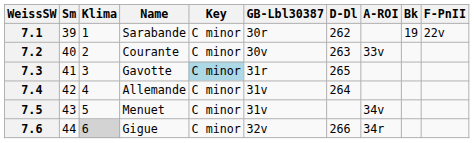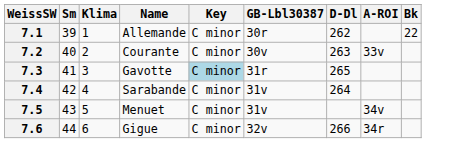- column: (445, 14)
(154, 33) Sarabande -> (154, 33) Allemande
(411, 33) 19 -> (411, 33) 22
(154, 90) Allemande -> (154, 90) Sarabande
(85, 128) lightgrey background -> (85, 128) no background
